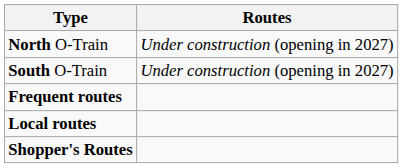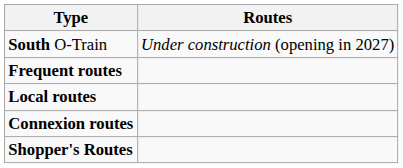- row: (58, 44)
+ row: (71, 123)
